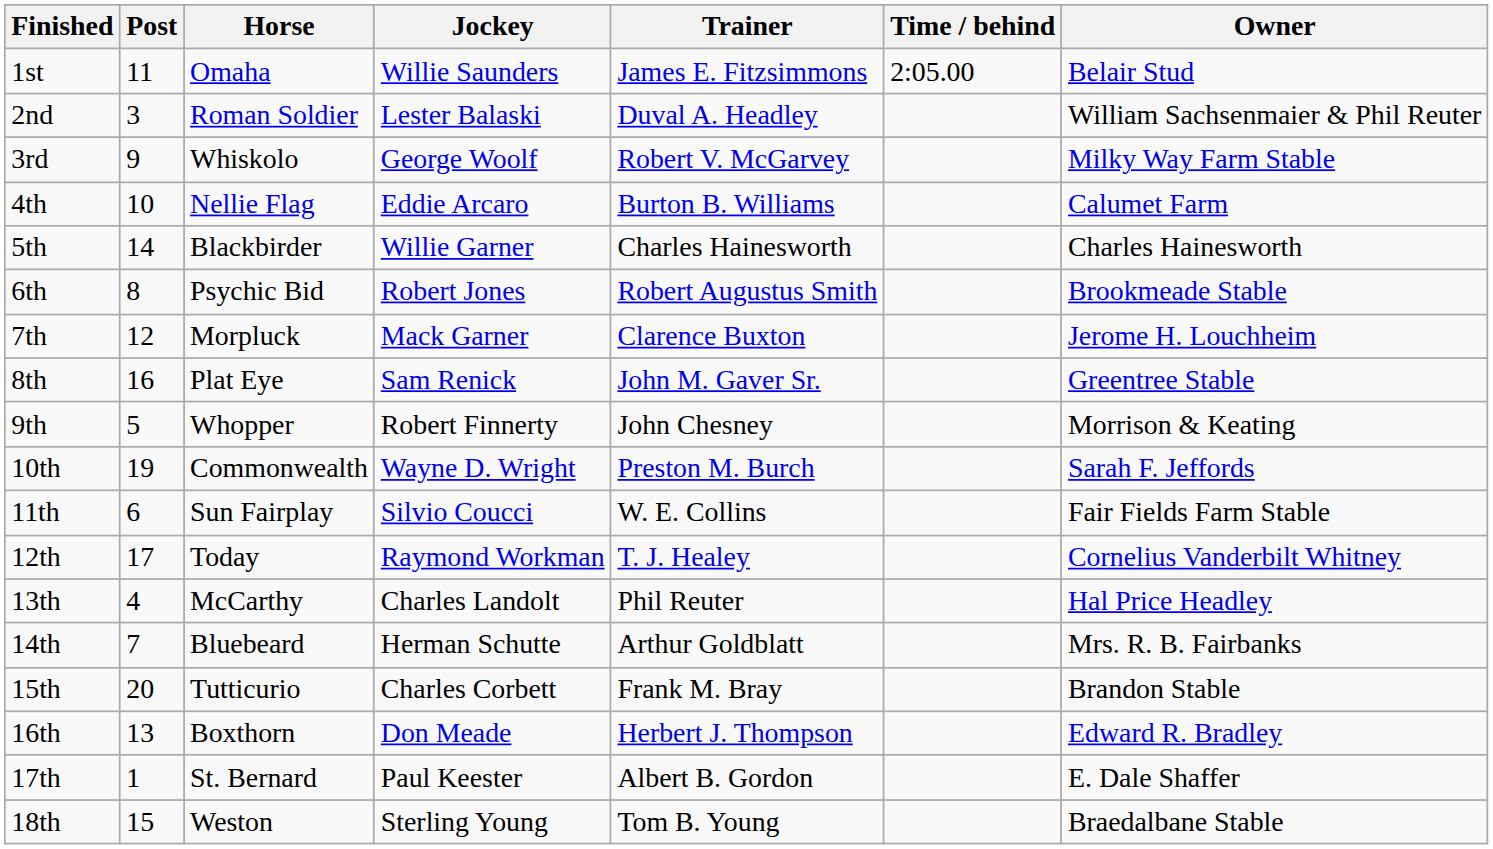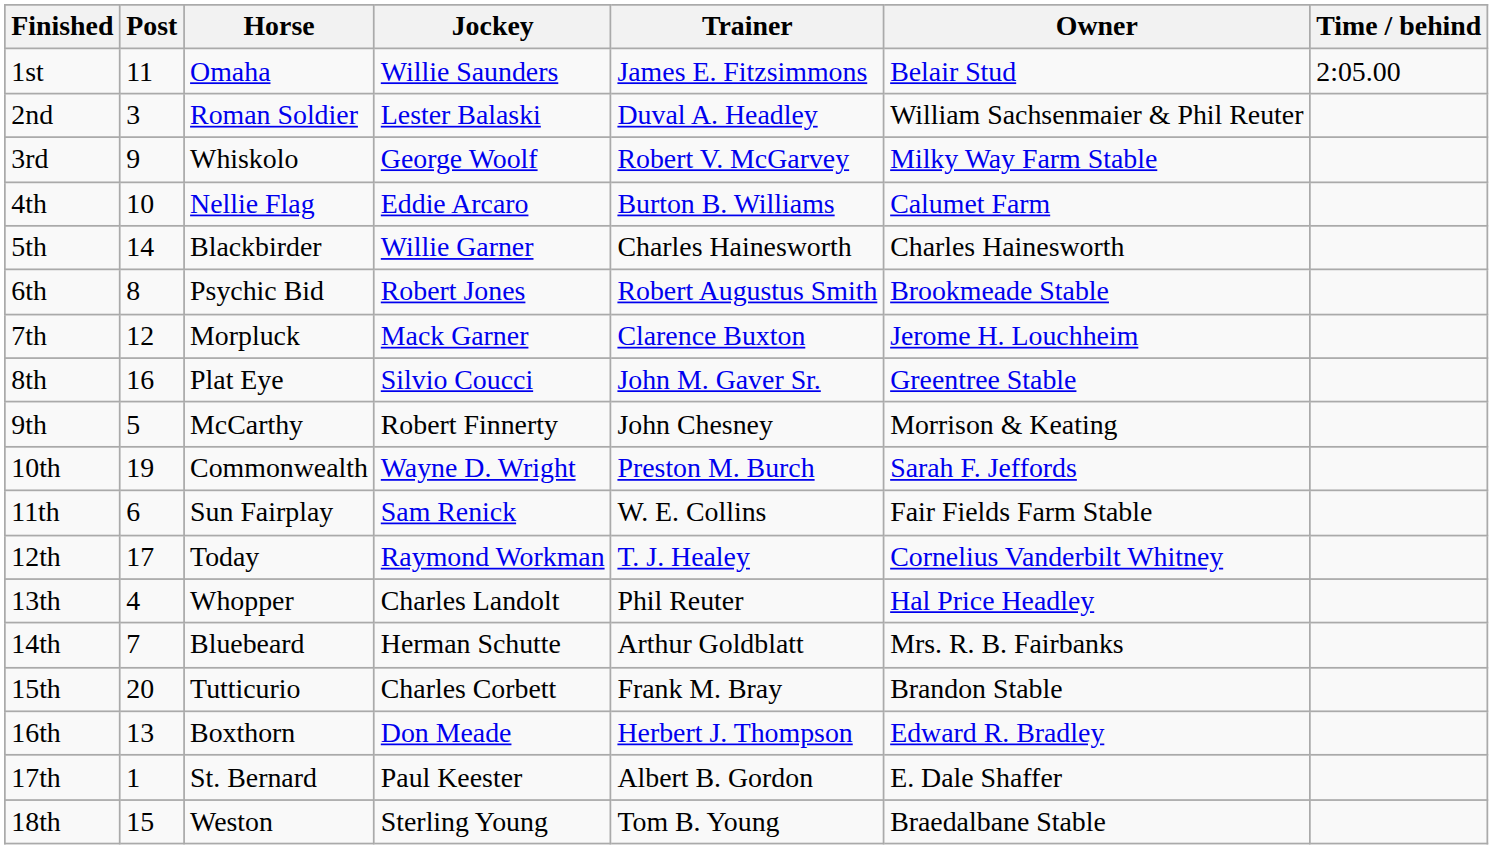columns swapped: (1275, 26) <-> (973, 26)
(448, 379) Sam Renick -> (457, 379) Silvio Coucci
(242, 423) Whopper -> (247, 423) McCarthy
(457, 512) Silvio Coucci -> (448, 512) Sam Renick
(247, 600) McCarthy -> (242, 600) Whopper
